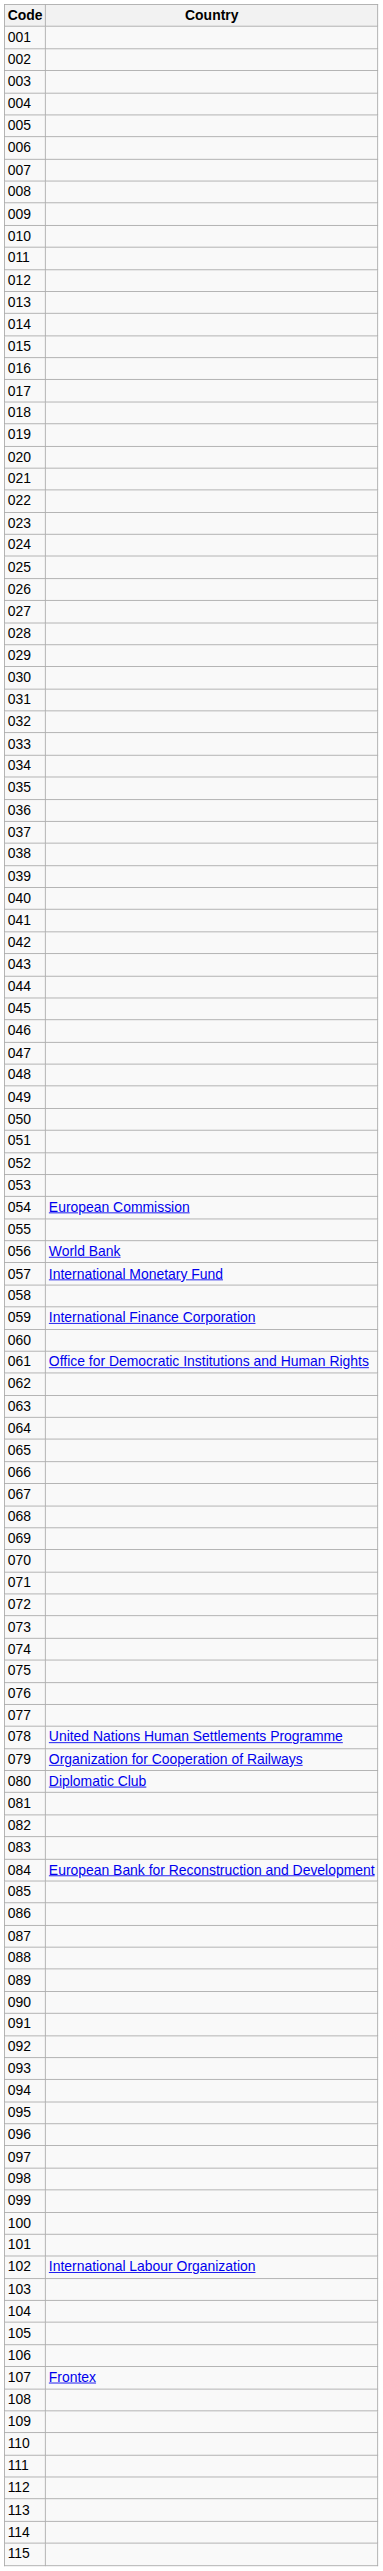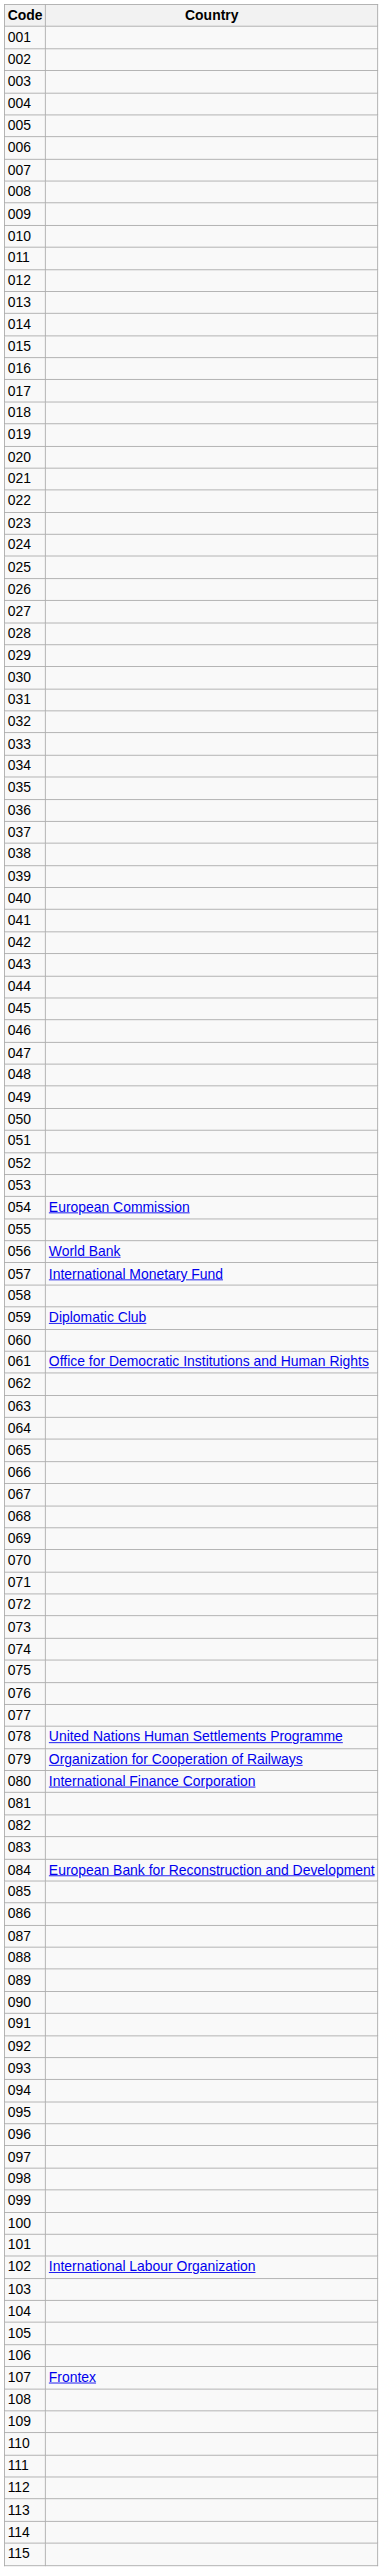(152, 1318) International Finance Corporation -> (98, 1318) Diplomatic Club
(98, 1781) Diplomatic Club -> (152, 1781) International Finance Corporation
